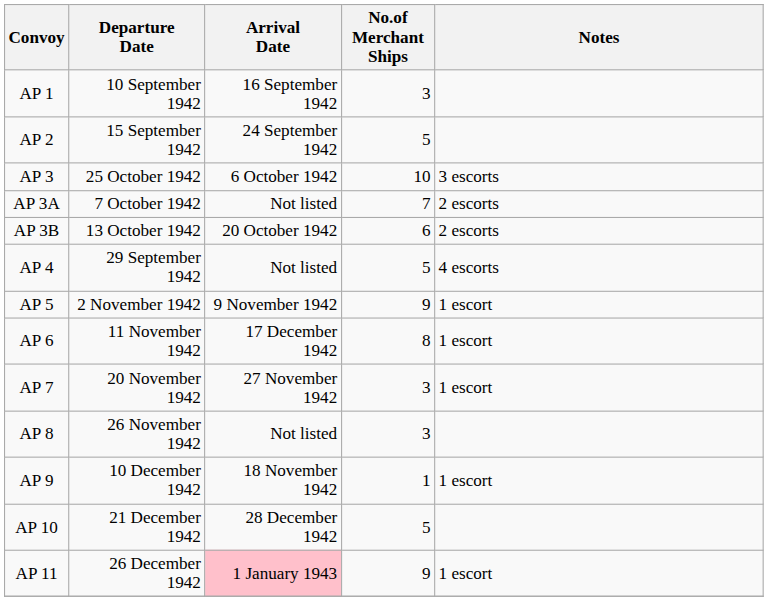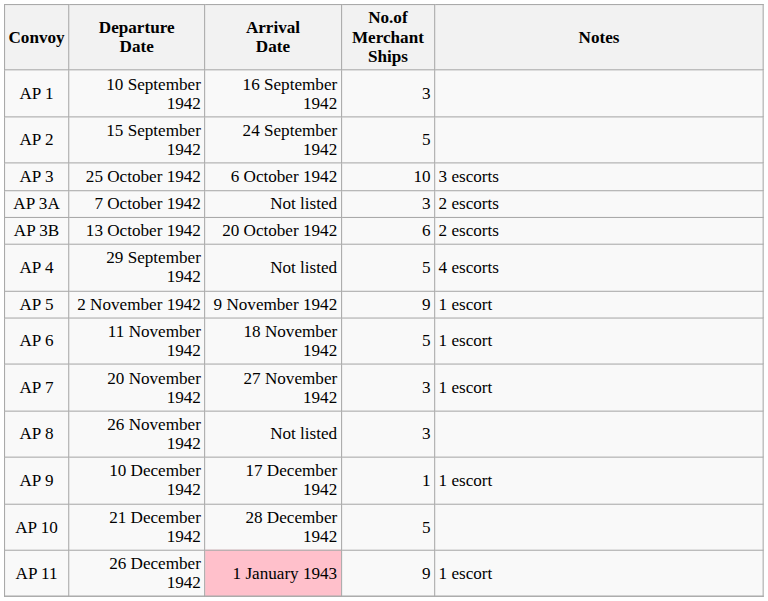(426, 203) 7 -> (426, 203) 3
(291, 341) 17 December 1942 -> (290, 341) 18 November 1942
(426, 341) 8 -> (426, 341) 5
(290, 480) 18 November 1942 -> (291, 480) 17 December 1942
